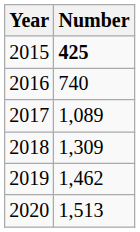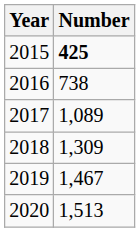(73, 83) 740 -> (73, 83) 738
(81, 178) 1,462 -> (81, 178) 1,467
